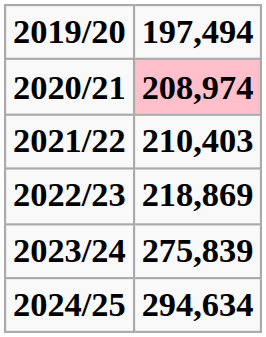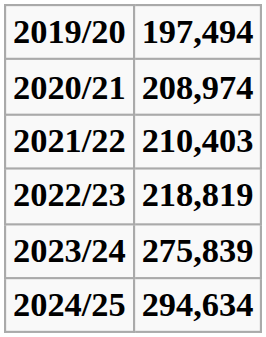(198, 86) pink background -> (198, 86) no background
(198, 195) 218,869 -> (198, 195) 218,819
